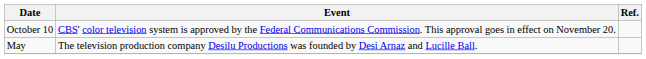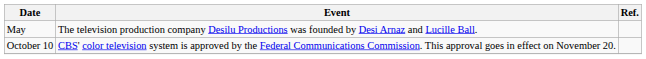rows swapped: (16, 45) <-> (30, 29)
